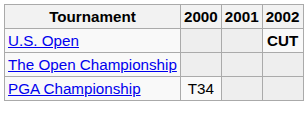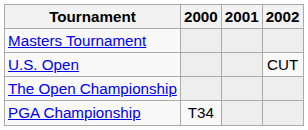+ row: (77, 41)
(283, 41) bold -> (283, 65) normal
